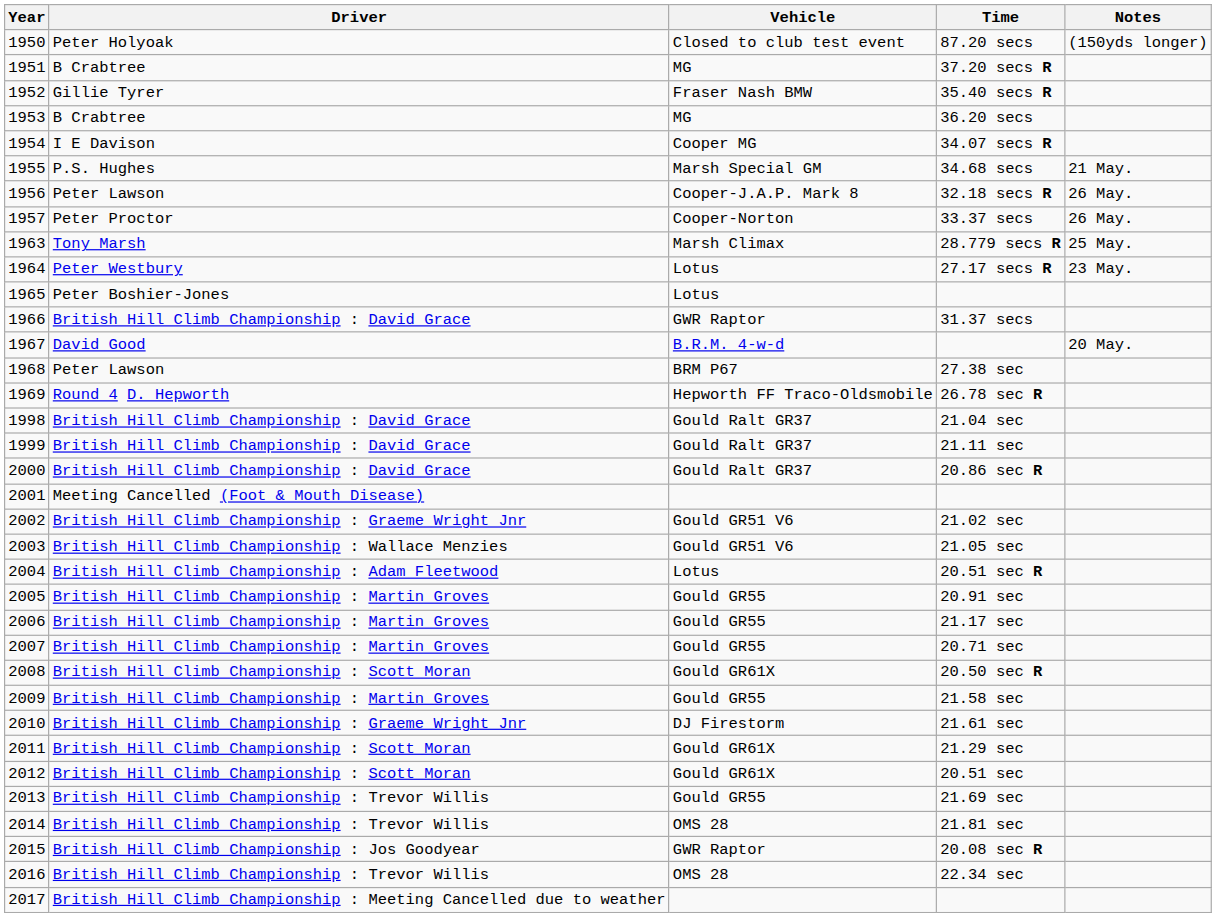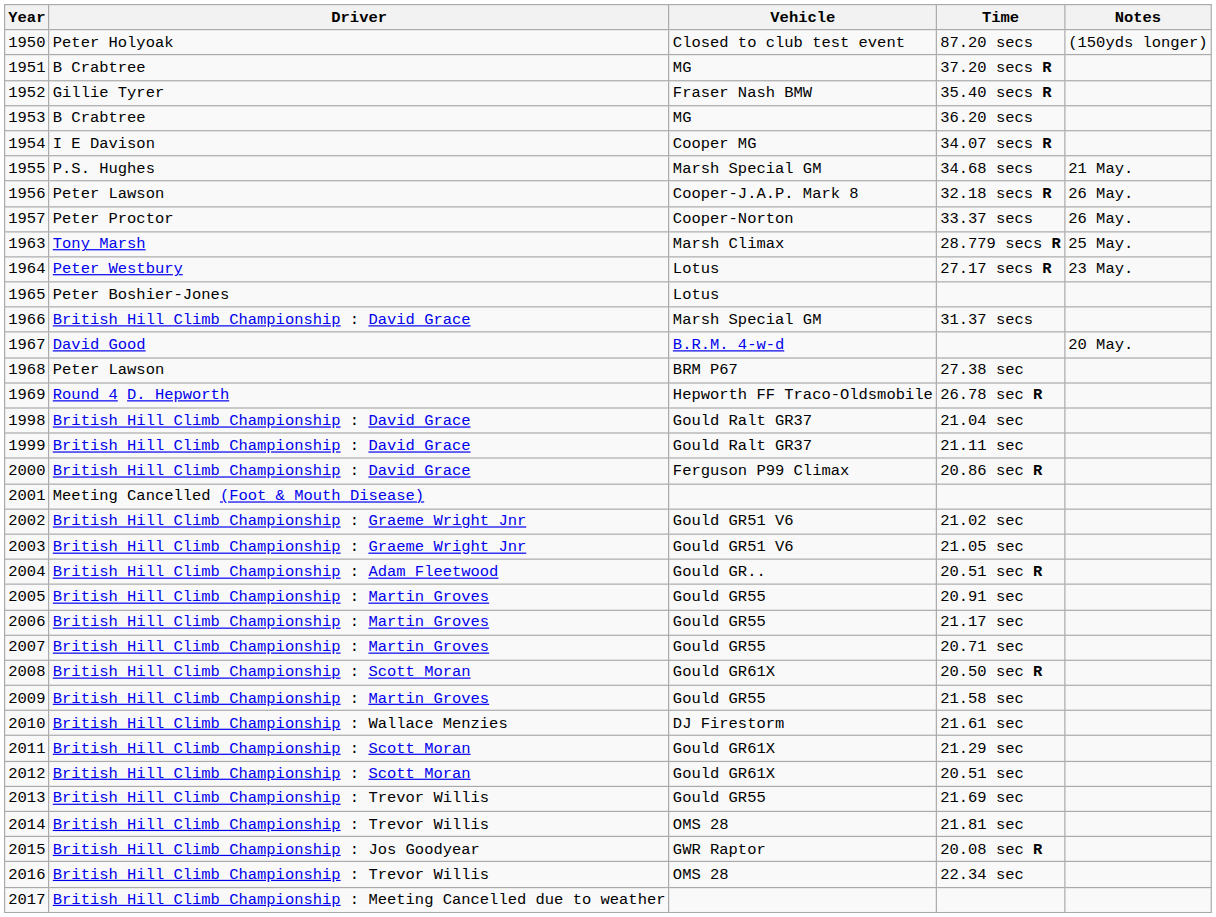(719, 320) GWR Raptor -> (747, 320) Marsh Special GM
(743, 471) Gould Ralt GR37 -> (761, 471) Ferguson P99 Climax
(280, 547) British Hill Climb Championship : Wallace Menzies -> (290, 547) British Hill Climb Championship : Graeme Wright Jnr
(696, 572) Lotus -> (719, 572) Gould GR..
(290, 723) British Hill Climb Championship : Graeme Wright Jnr -> (280, 723) British Hill Climb Championship : Wallace Menzies
